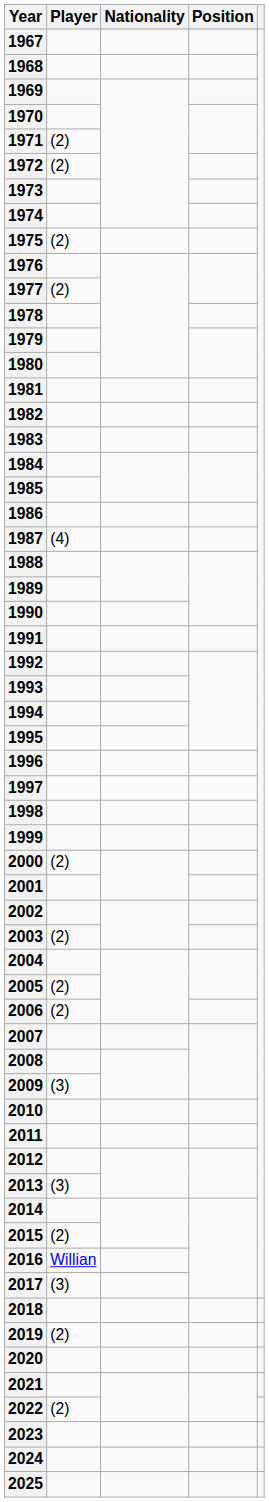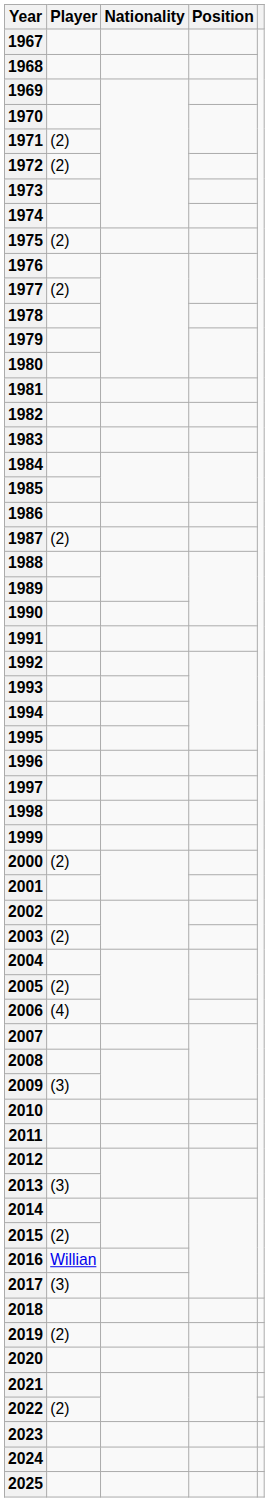(60, 539) (4) -> (60, 539) (2)
(60, 1011) (2) -> (60, 1011) (4)
